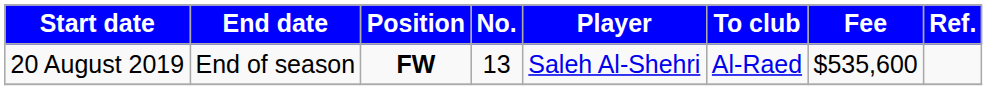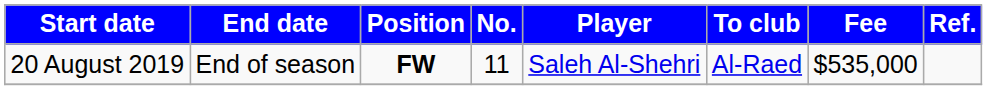(497, 63) 13 -> (497, 63) 11
(866, 63) $535,600 -> (866, 63) $535,000
